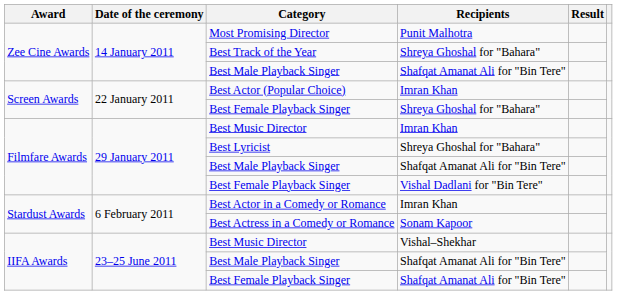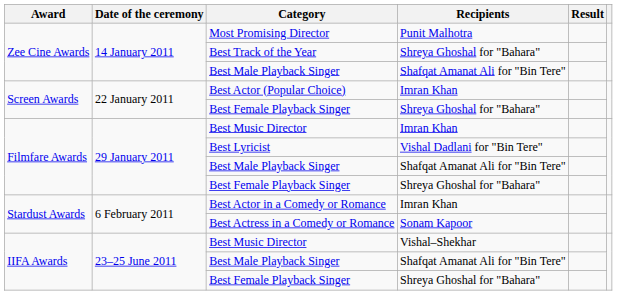(470, 147) Shreya Ghoshal for "Bahara" -> (471, 147) Vishal Dadlani for "Bin Tere"
(471, 185) Vishal Dadlani for "Bin Tere" -> (470, 185) Shreya Ghoshal for "Bahara"
(483, 280) Shafqat Amanat Ali for "Bin Tere" -> (470, 280) Shreya Ghoshal for "Bahara"
